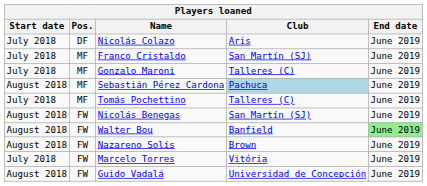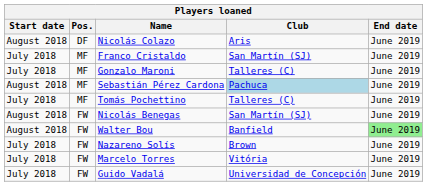(31, 42) July 2018 -> (37, 42) August 2018
(37, 145) August 2018 -> (31, 145) July 2018
(37, 174) August 2018 -> (31, 174) July 2018
